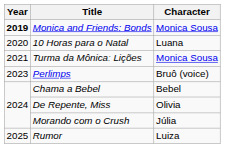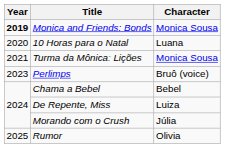(168, 105) Olivia -> (168, 105) Luiza
(168, 136) Luiza -> (168, 136) Olivia
